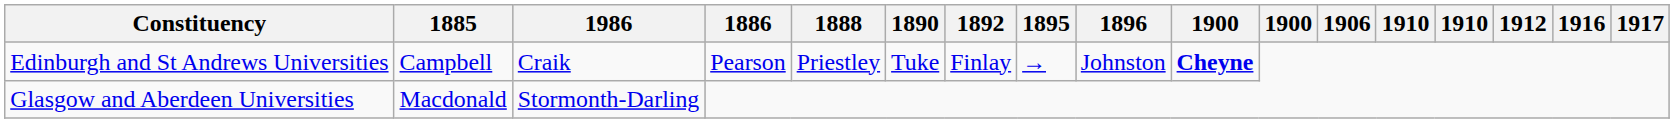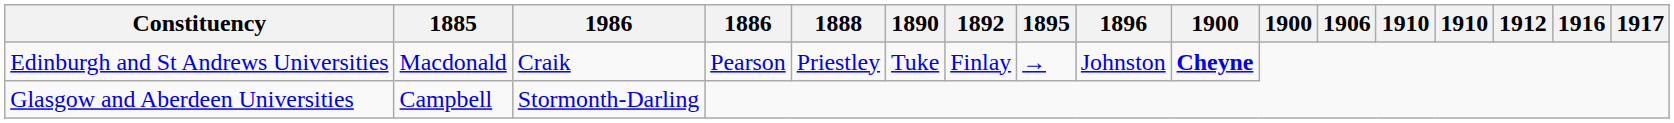(446, 61) Campbell -> (453, 61) Macdonald
(453, 99) Macdonald -> (446, 99) Campbell
